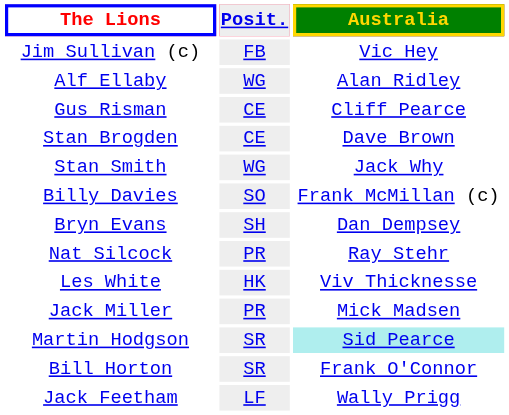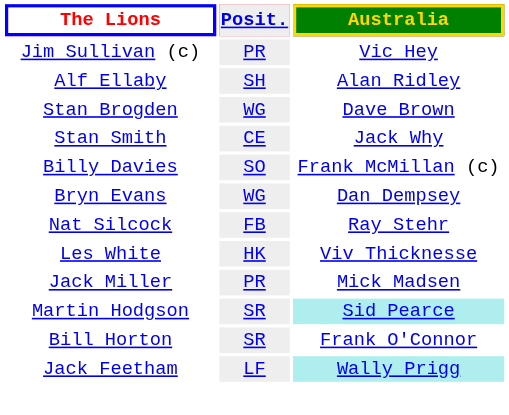(255, 52) FB -> (255, 52) PR
(255, 81) WG -> (255, 81) SH
- row: (110, 110)
(255, 139) CE -> (255, 110) WG
(255, 167) WG -> (255, 139) CE
(255, 225) SH -> (255, 196) WG
(255, 254) PR -> (255, 225) FB
(399, 398) no background -> (399, 369) paleturquoise background
